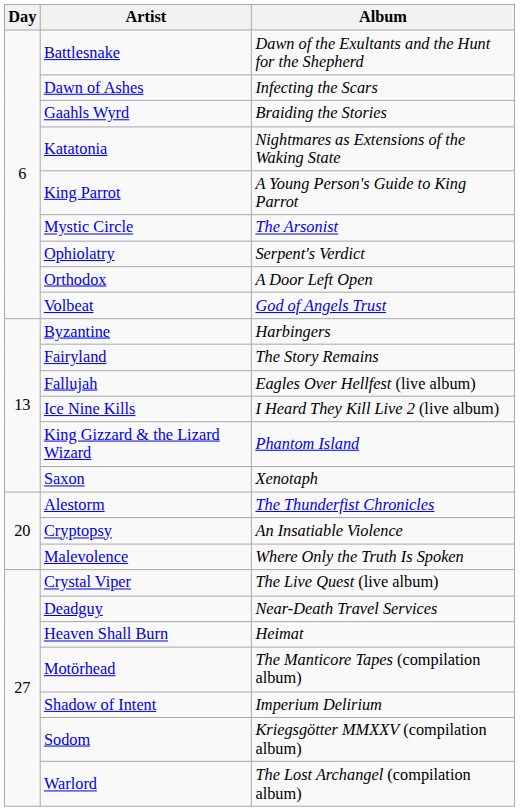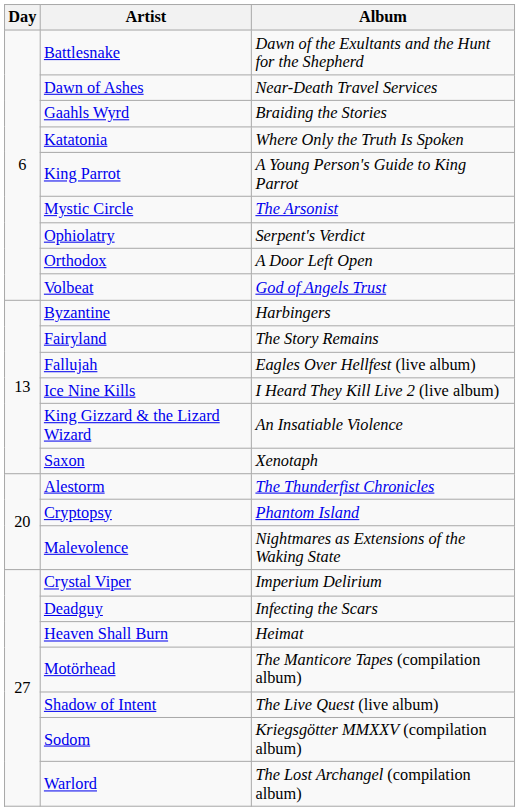(317, 87) Infecting the Scars -> (346, 87) Near-Death Travel Services
(360, 148) Nightmares as Extensions of the Waking State -> (360, 139) Where Only the Truth Is Spoken
(307, 444) Phantom Island -> (329, 425) An Insatiable Violence
(329, 530) An Insatiable Violence -> (307, 512) Phantom Island
(360, 556) Where Only the Truth Is Spoken -> (360, 547) Nightmares as Extensions of the Waking State
(347, 582) The Live Quest (live album) -> (319, 582) Imperium Delirium
(346, 608) Near-Death Travel Services -> (317, 608) Infecting the Scars
(319, 704) Imperium Delirium -> (347, 704) The Live Quest (live album)
